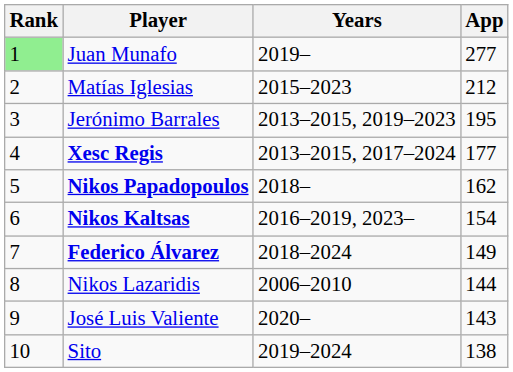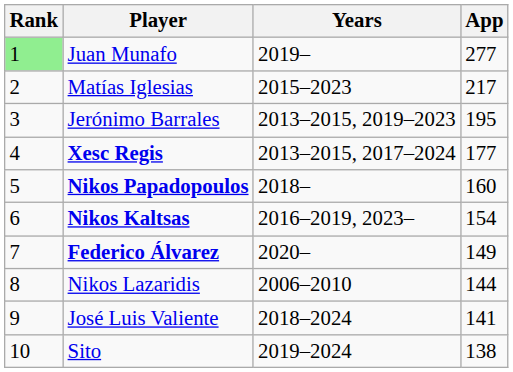(481, 86) 212 -> (481, 86) 217
(481, 185) 162 -> (481, 185) 160
(305, 251) 2018–2024 -> (284, 251) 2020–
(284, 317) 2020– -> (305, 317) 2018–2024
(481, 317) 143 -> (481, 317) 141
